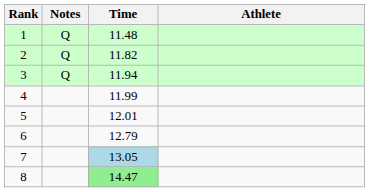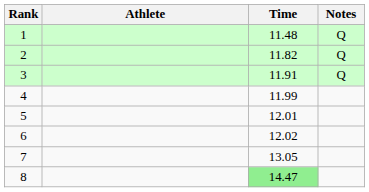columns swapped: (261, 14) <-> (65, 14)
(123, 75) 11.94 -> (283, 75) 11.91
(123, 136) 12.79 -> (283, 136) 12.02
(123, 156) lightblue background -> (283, 156) no background
